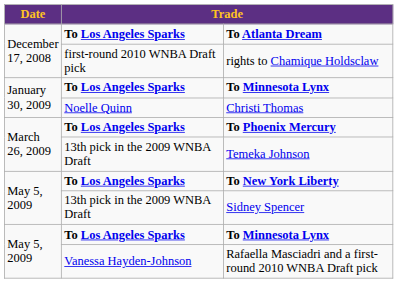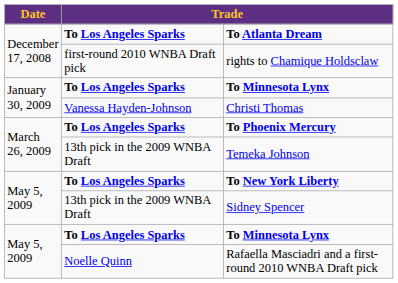(98, 107) Noelle Quinn -> (128, 107) Vanessa Hayden-Johnson
(128, 261) Vanessa Hayden-Johnson -> (98, 261) Noelle Quinn
